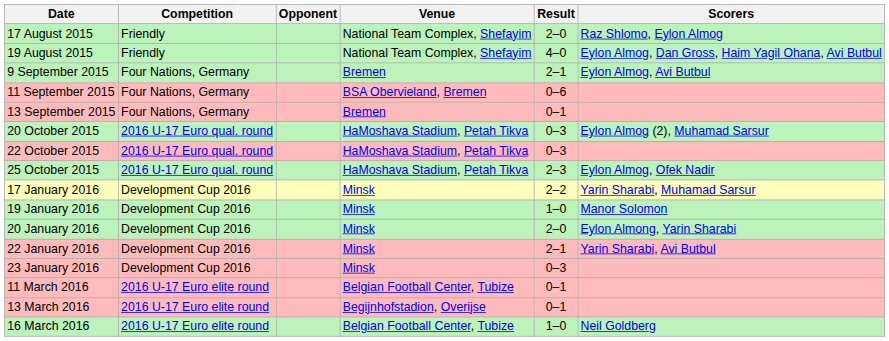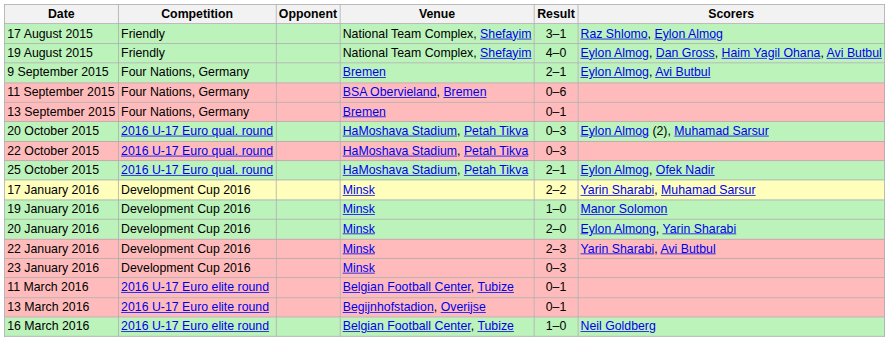(556, 33) 2–0 -> (556, 33) 3–1
(556, 170) 2–3 -> (556, 170) 2–1
(556, 248) 2–1 -> (556, 248) 2–3
